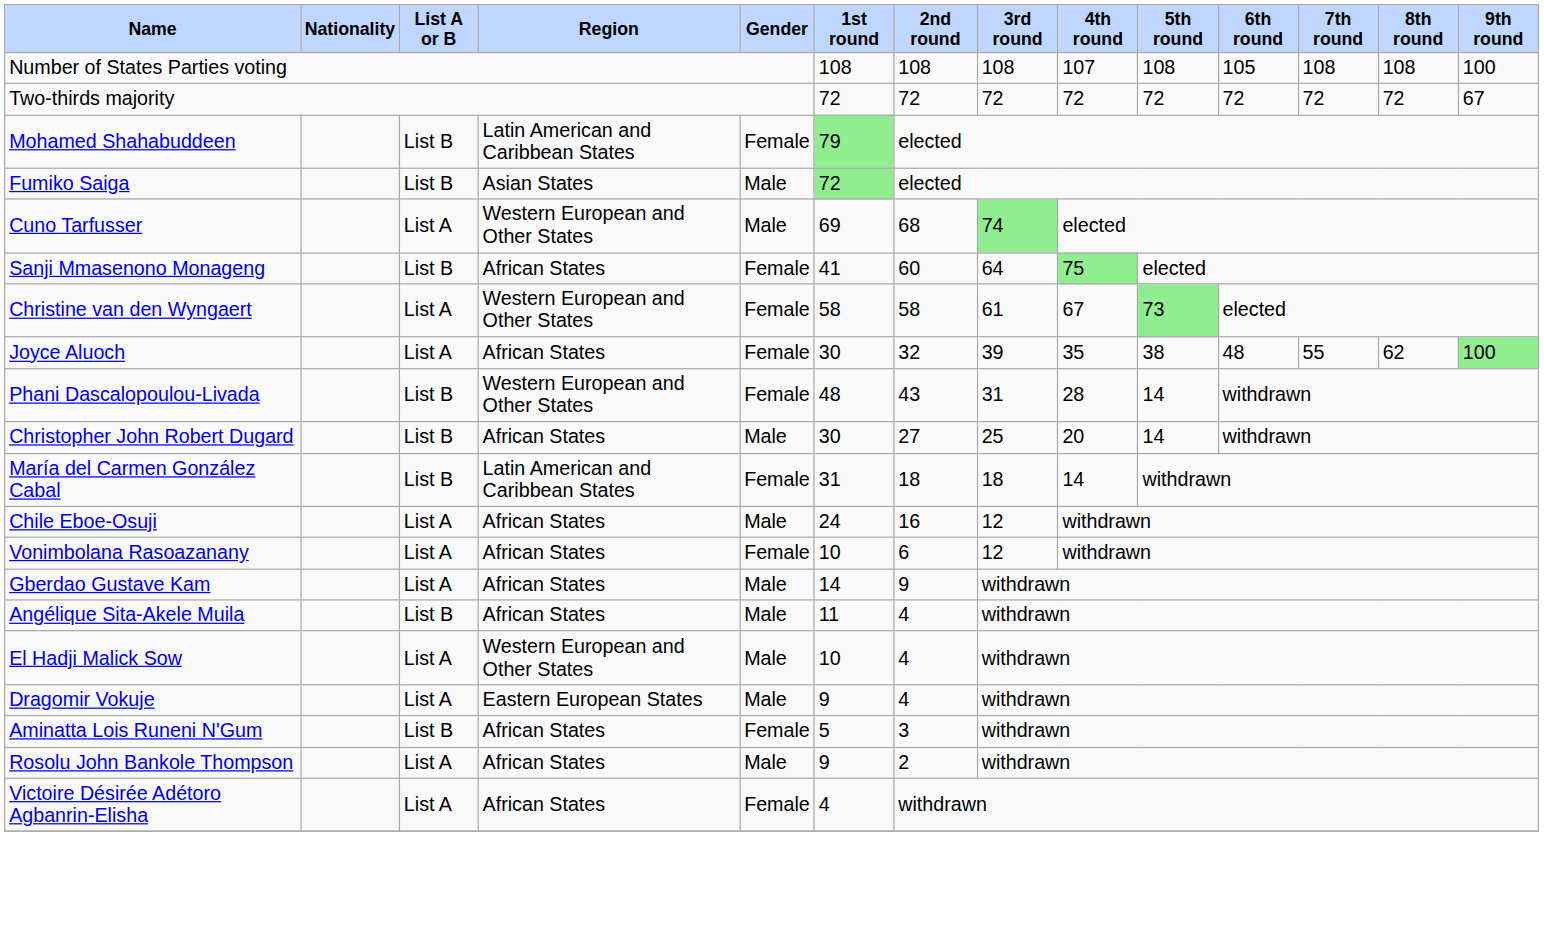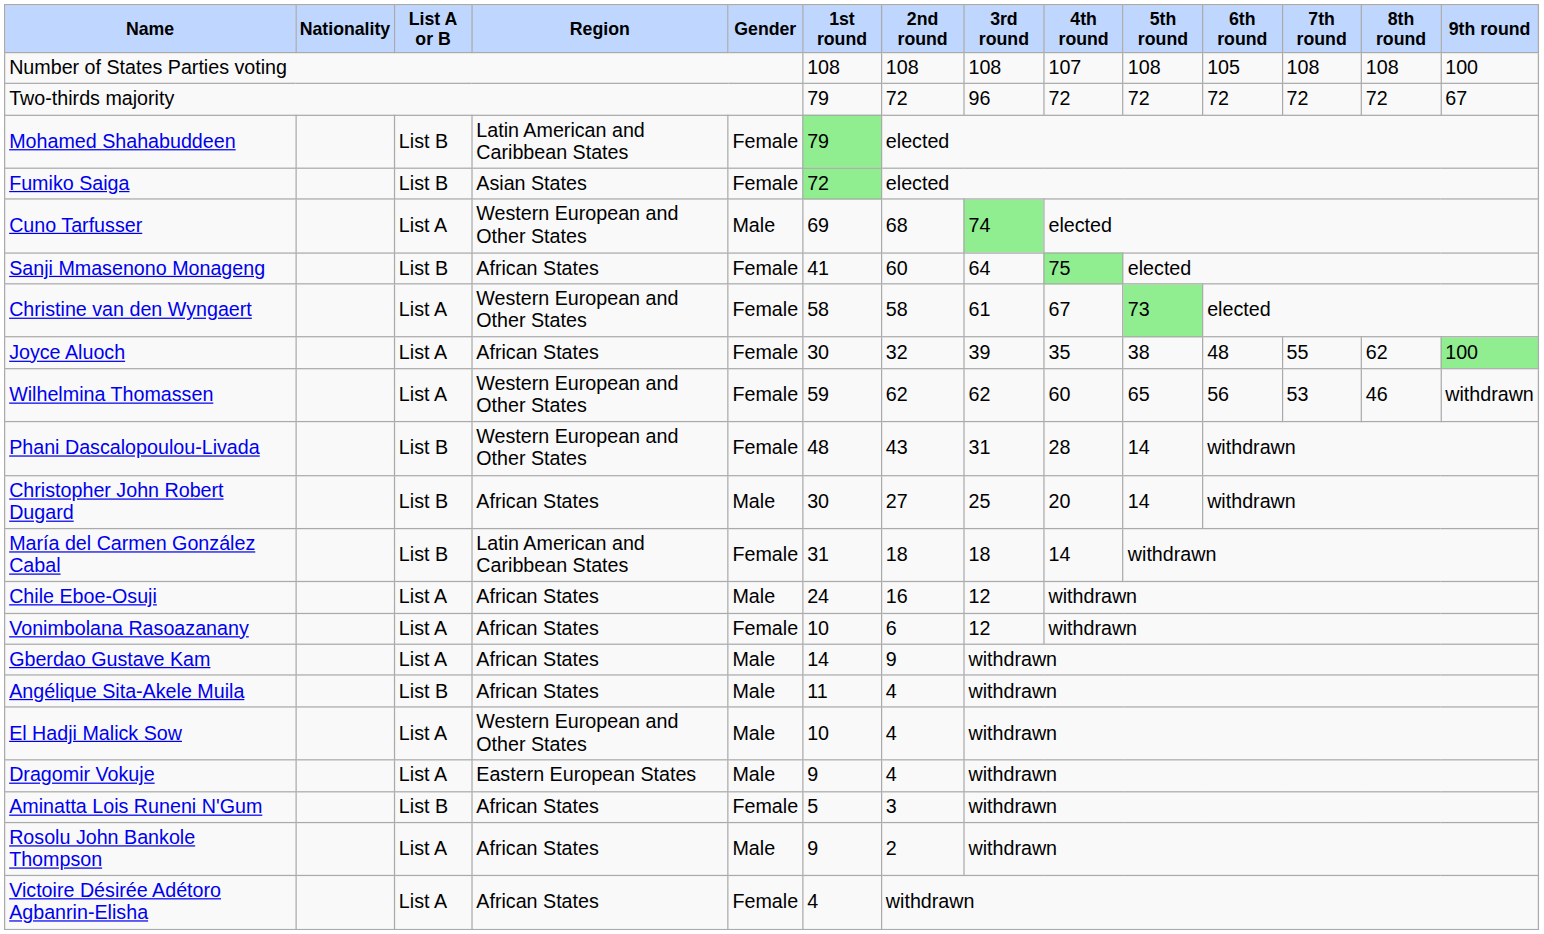(830, 98) 72 -> (818, 98) 79
(993, 98) 72 -> (979, 98) 96
(765, 183) Male -> (765, 183) Female
+ row: (111, 394)
